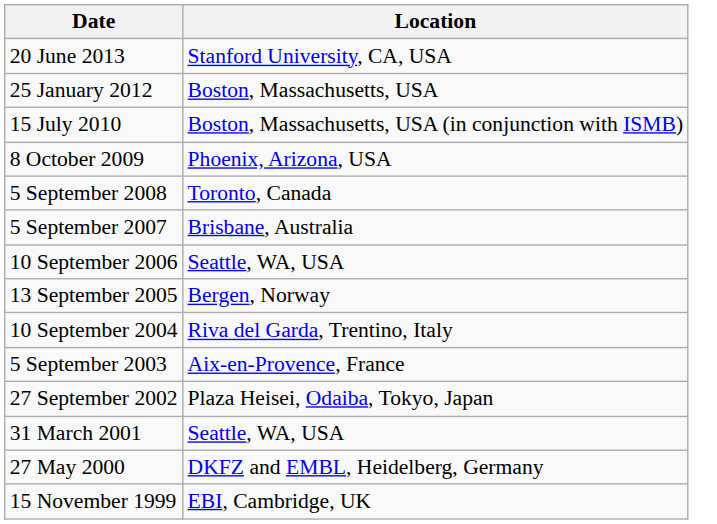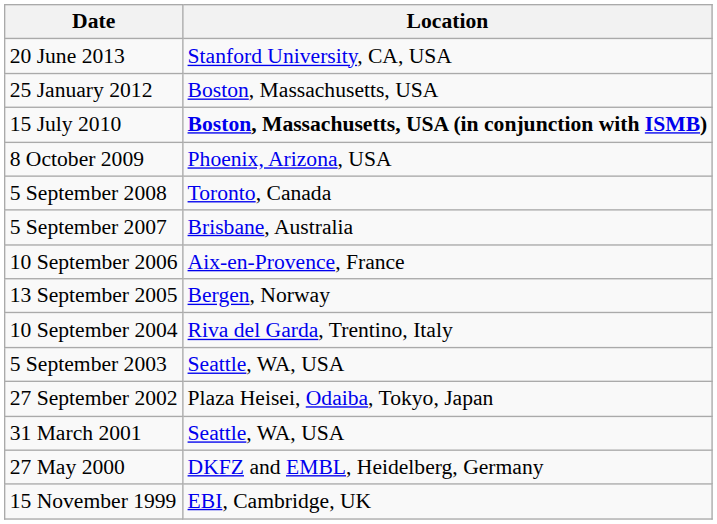(435, 124) normal -> (447, 124) bold
(266, 261) Seattle, WA, USA -> (296, 261) Aix-en-Provence, France
(296, 364) Aix-en-Provence, France -> (266, 364) Seattle, WA, USA
